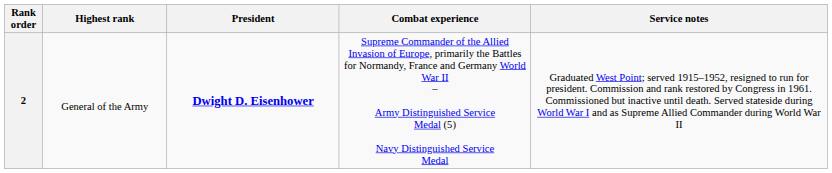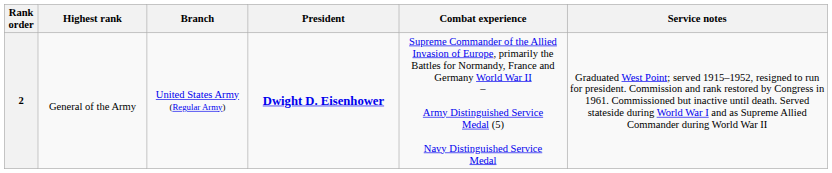+ column: (197, 18)
